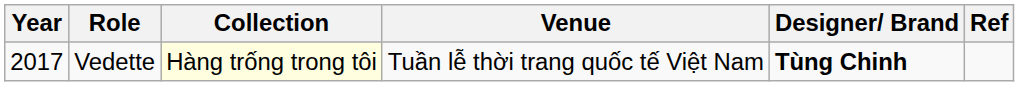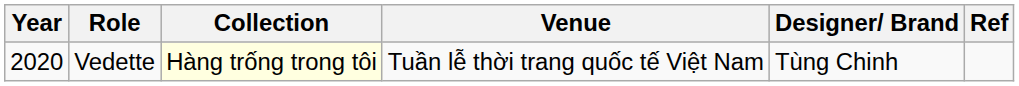(37, 61) 2017 -> (37, 61) 2020
(841, 61) bold -> (837, 61) normal
